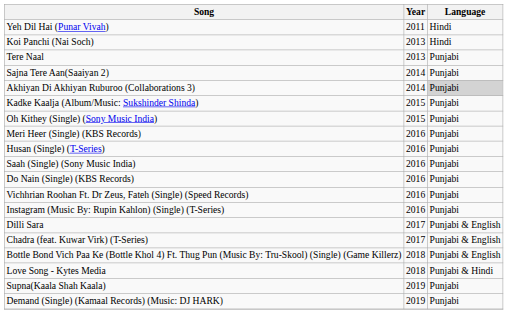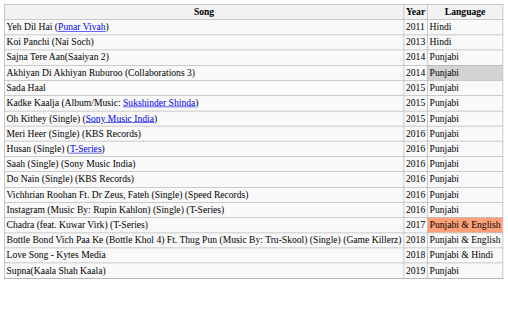- row: (25, 57)
+ row: (26, 88)
- row: (25, 225)
(465, 240) no background -> (465, 225) lightsalmon background
- row: (115, 301)
